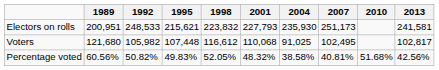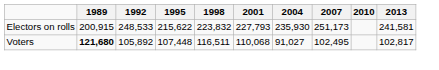(104, 27) 200,951 -> (97, 27) 200,915
(182, 27) 215,621 -> (175, 27) 215,622
(104, 42) normal -> (97, 42) bold
(143, 42) 105,982 -> (136, 42) 105,892
(221, 42) 116,612 -> (213, 42) 116,511
(297, 42) 91,025 -> (290, 42) 91,027
- row: (44, 57)
